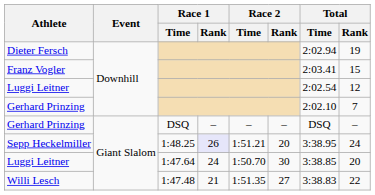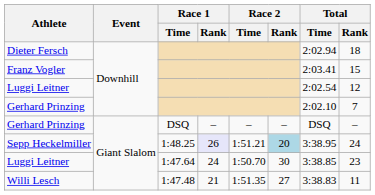(355, 51) 19 -> (355, 51) 18
(284, 143) no background -> (284, 143) lightblue background
(355, 162) 20 -> (355, 162) 23
(355, 180) 22 -> (355, 180) 11
